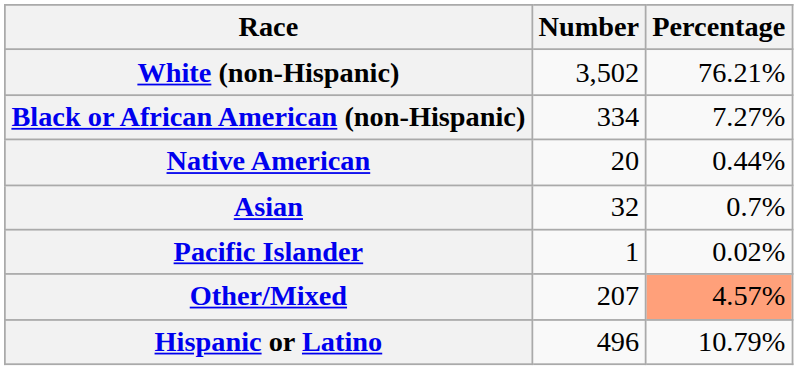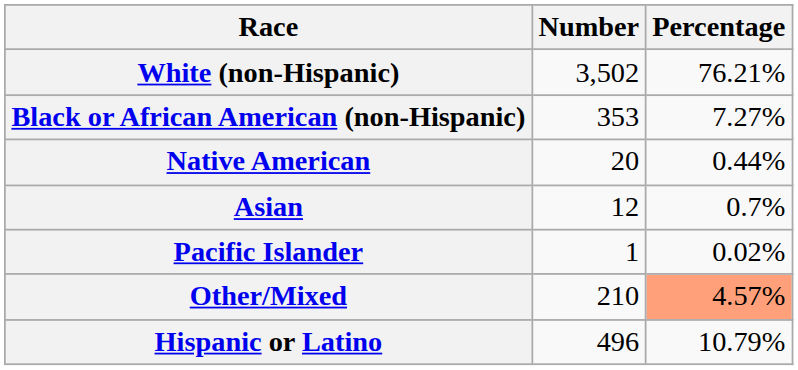(618, 116) 334 -> (618, 116) 353
(625, 206) 32 -> (625, 206) 12
(618, 296) 207 -> (618, 296) 210
